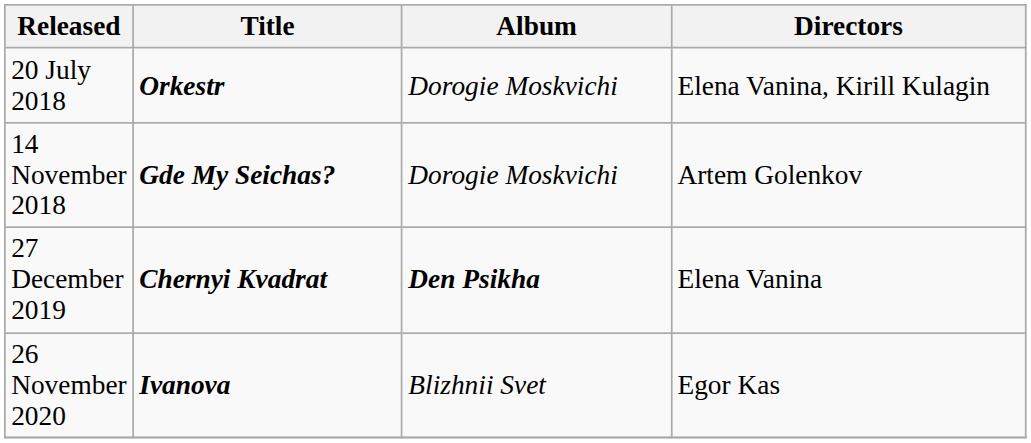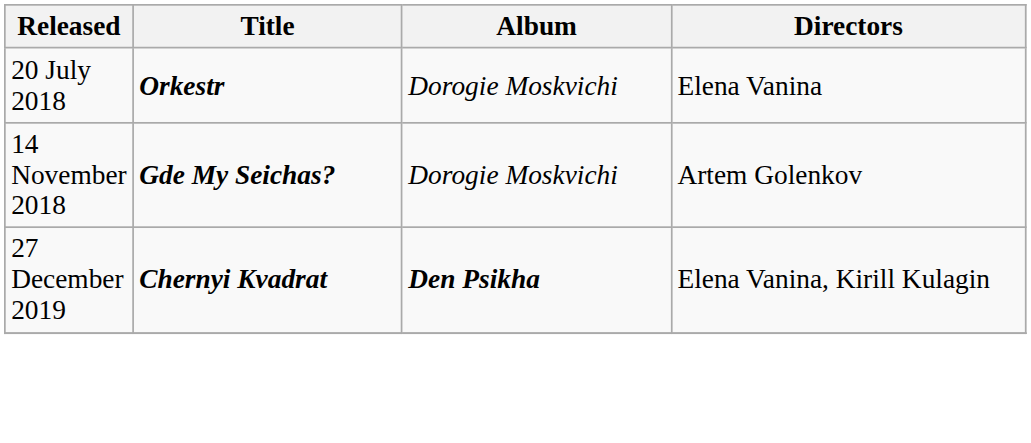(834, 84) Elena Vanina, Kirill Kulagin -> (750, 84) Elena Vanina
(750, 279) Elena Vanina -> (834, 279) Elena Vanina, Kirill Kulagin
- row: (69, 384)
